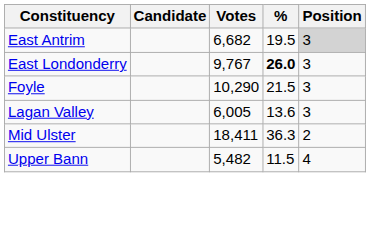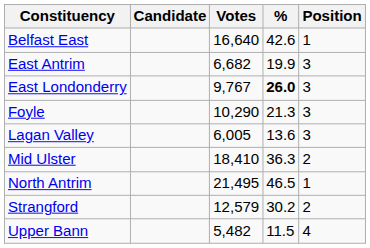+ row: (48, 40)
(281, 40) 19.5 -> (281, 64) 19.9
(307, 40) lightgrey background -> (307, 64) no background
(281, 87) 21.5 -> (281, 111) 21.3
(236, 135) 18,411 -> (236, 159) 18,410
+ row: (50, 183)
+ row: (43, 207)
